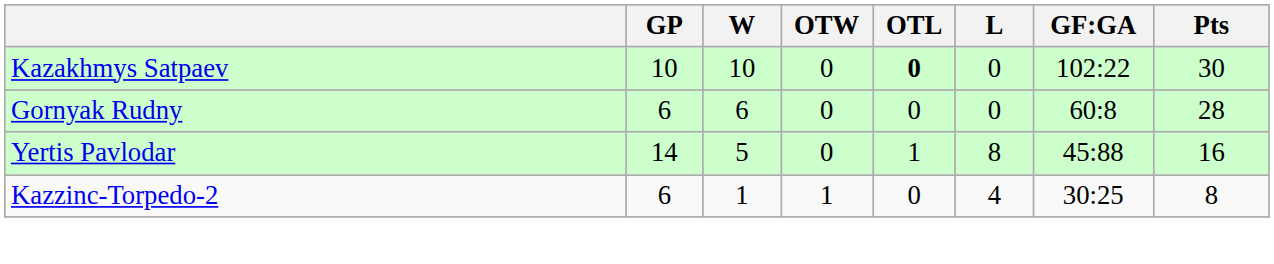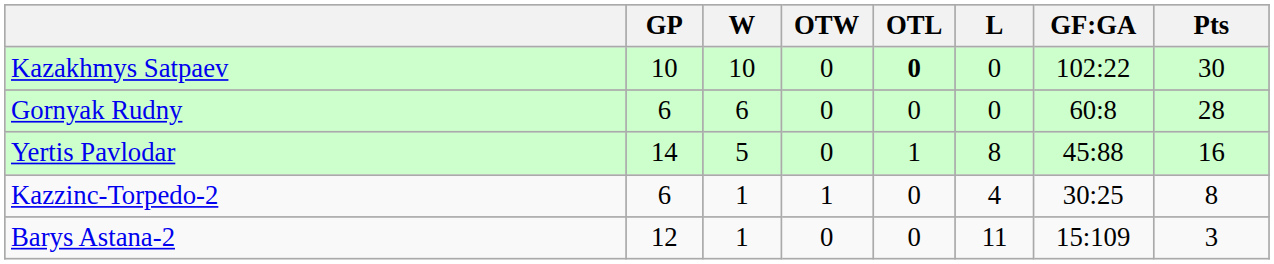+ row: (93, 237)
